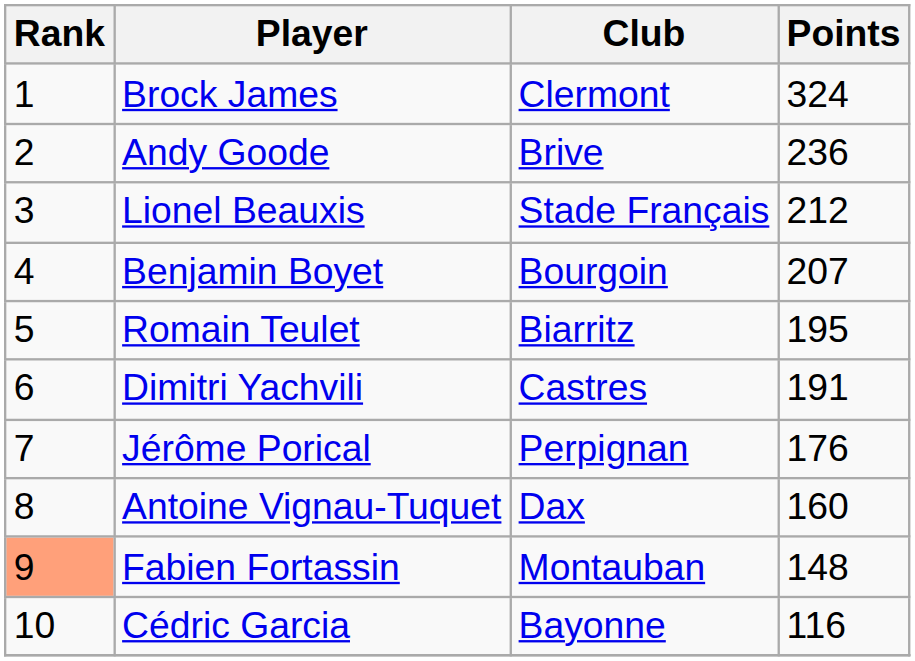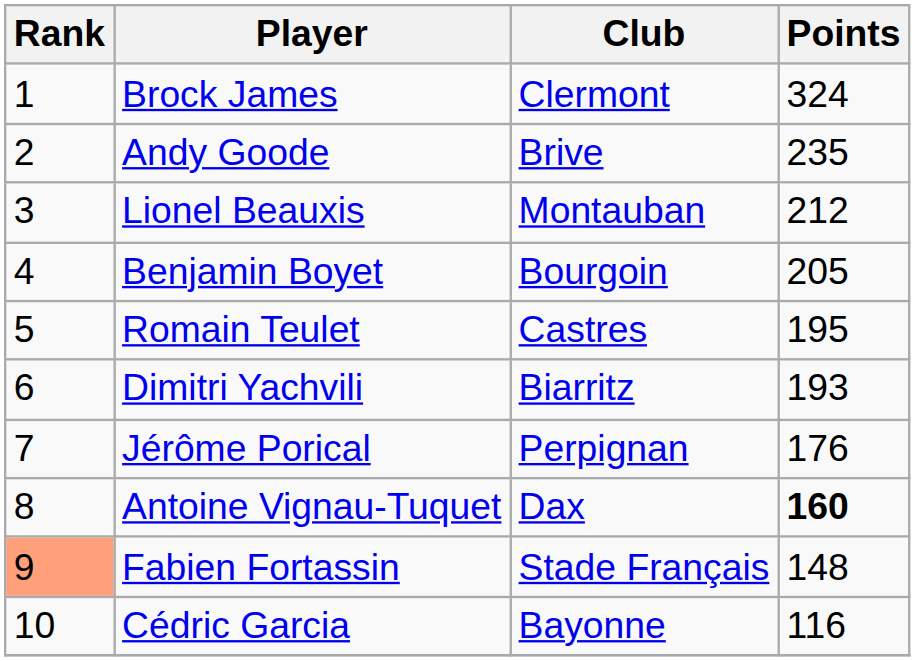(818, 152) 236 -> (818, 152) 235
(644, 211) Stade Français -> (612, 211) Montauban
(818, 270) 207 -> (818, 270) 205
(577, 329) Biarritz -> (583, 329) Castres
(583, 388) Castres -> (577, 388) Biarritz
(818, 388) 191 -> (818, 388) 193
(818, 507) normal -> (818, 507) bold
(612, 566) Montauban -> (644, 566) Stade Français
